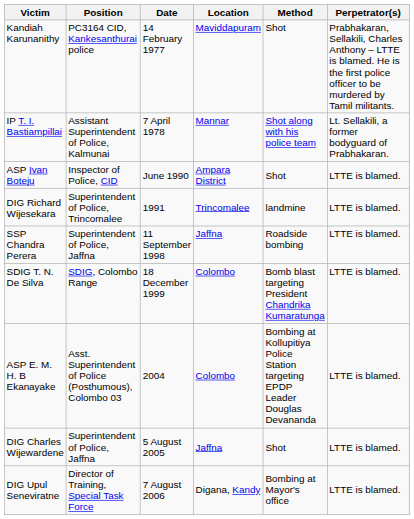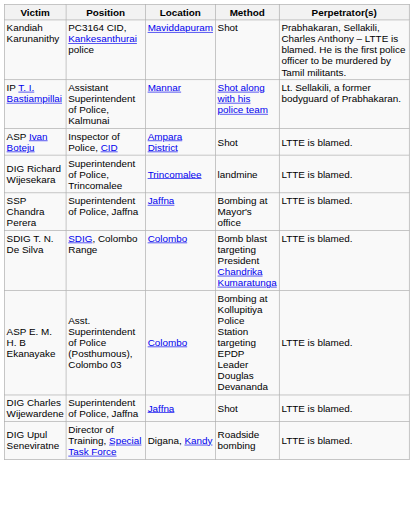- column: (167, 12)
(286, 240) Roadside bombing -> (243, 212) Bombing at Mayor's office
(290, 490) Bombing at Mayor's office -> (238, 440) Roadside bombing
